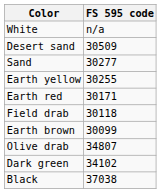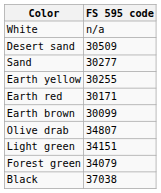- row: (38, 113)
+ row: (41, 147)
- row: (38, 163)
+ row: (44, 163)
